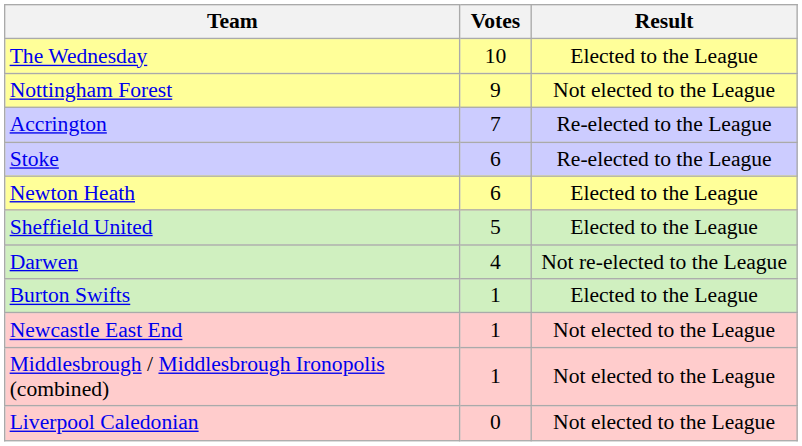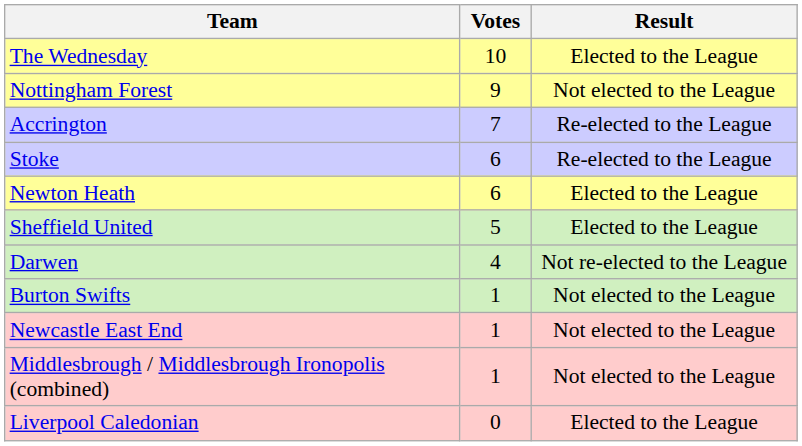(664, 295) Elected to the League -> (664, 295) Not elected to the League
(664, 422) Not elected to the League -> (664, 422) Elected to the League
